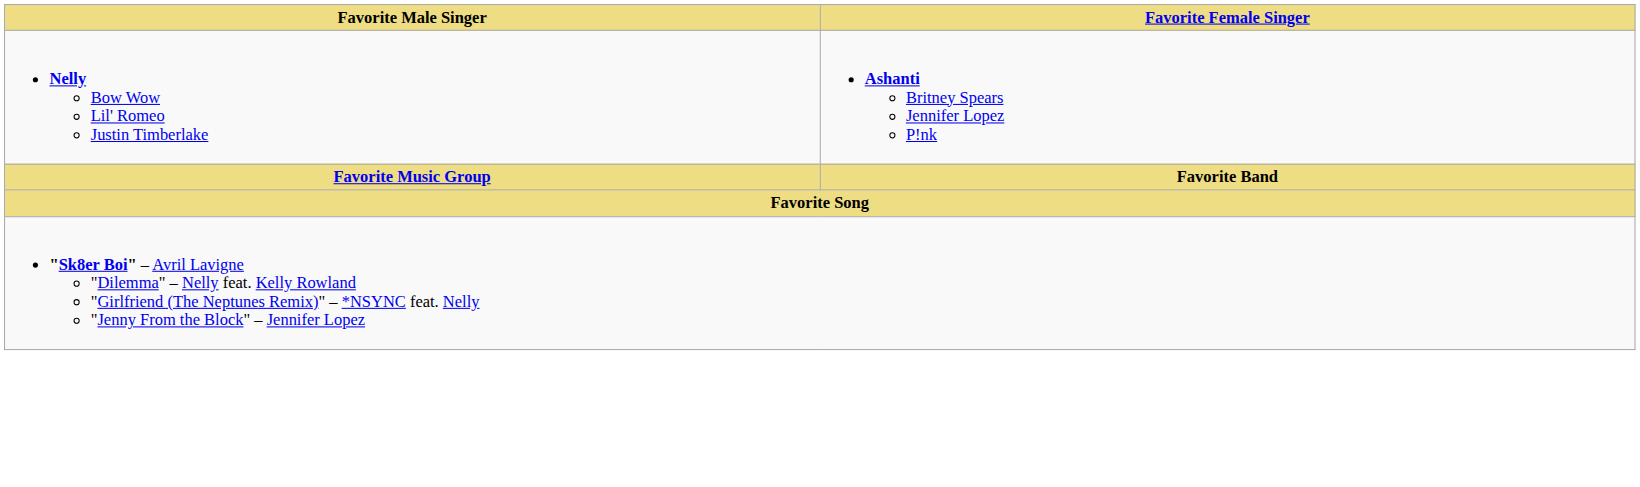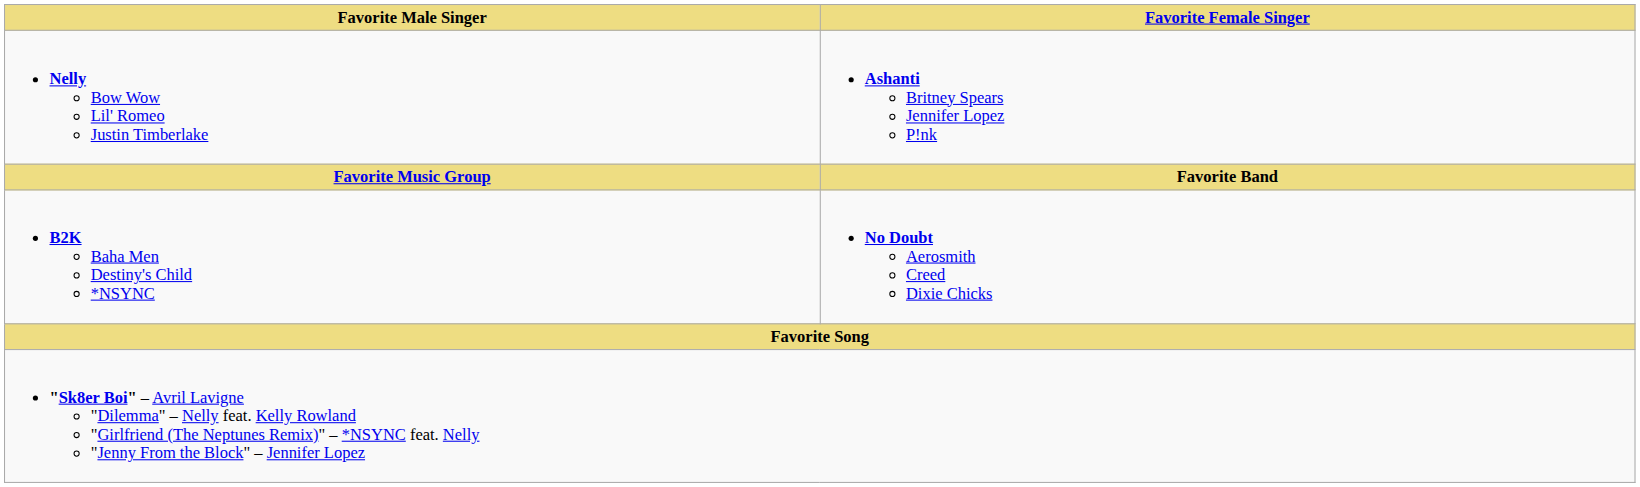+ row: (412, 266)
